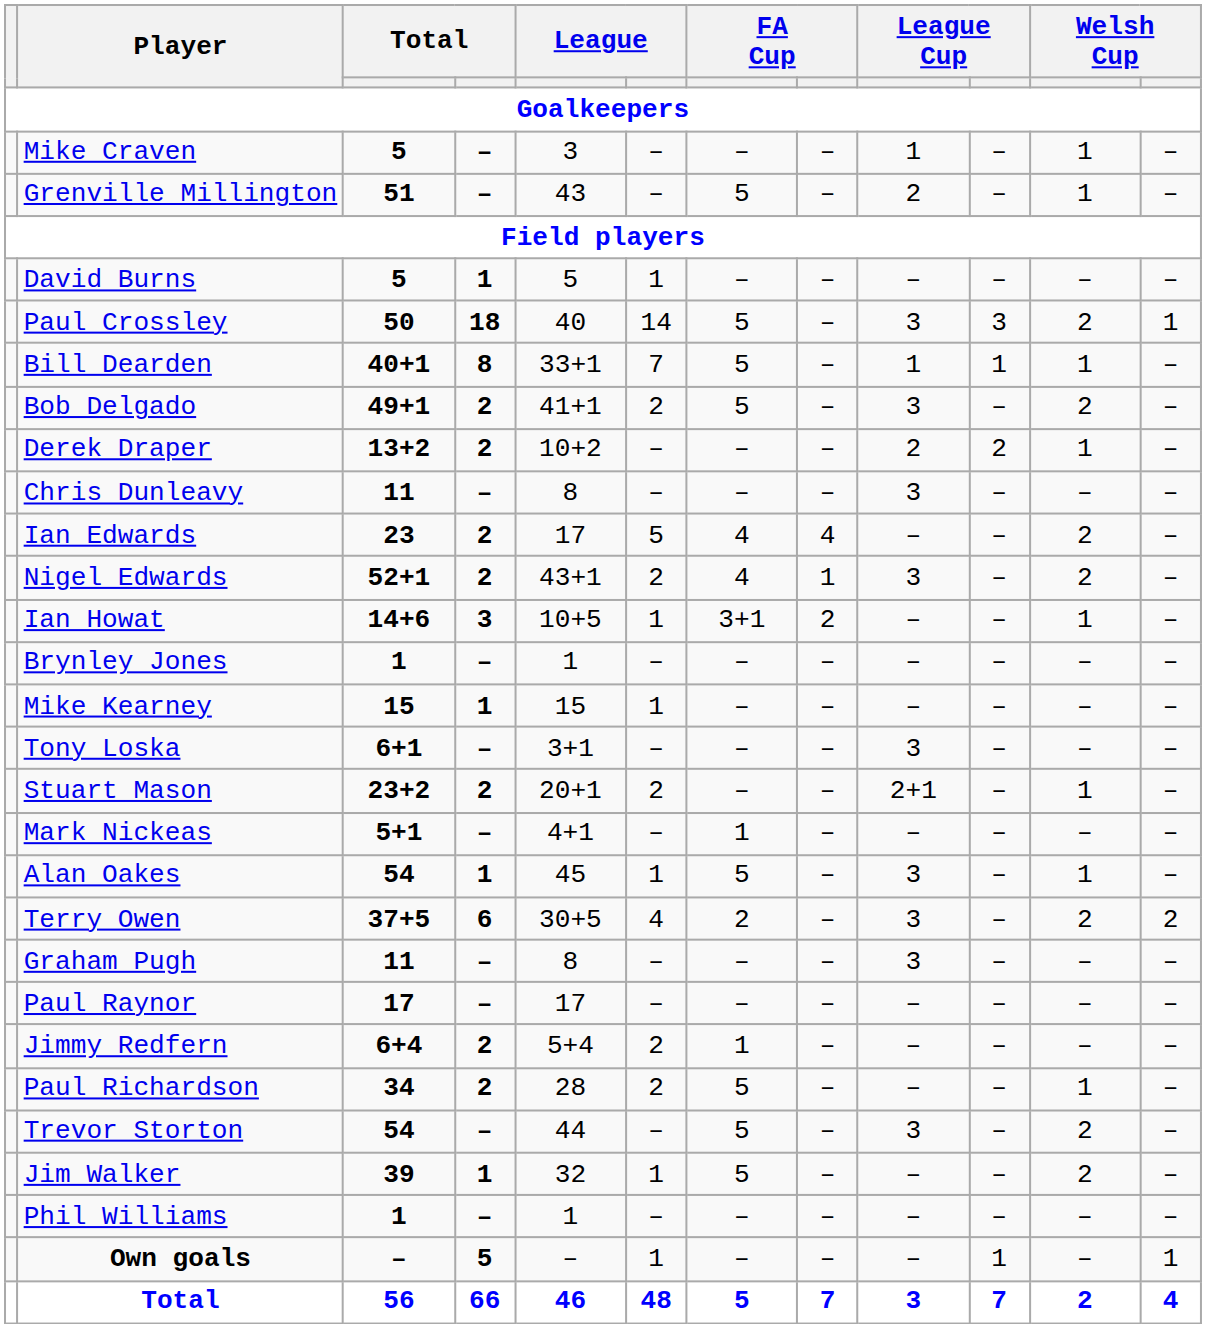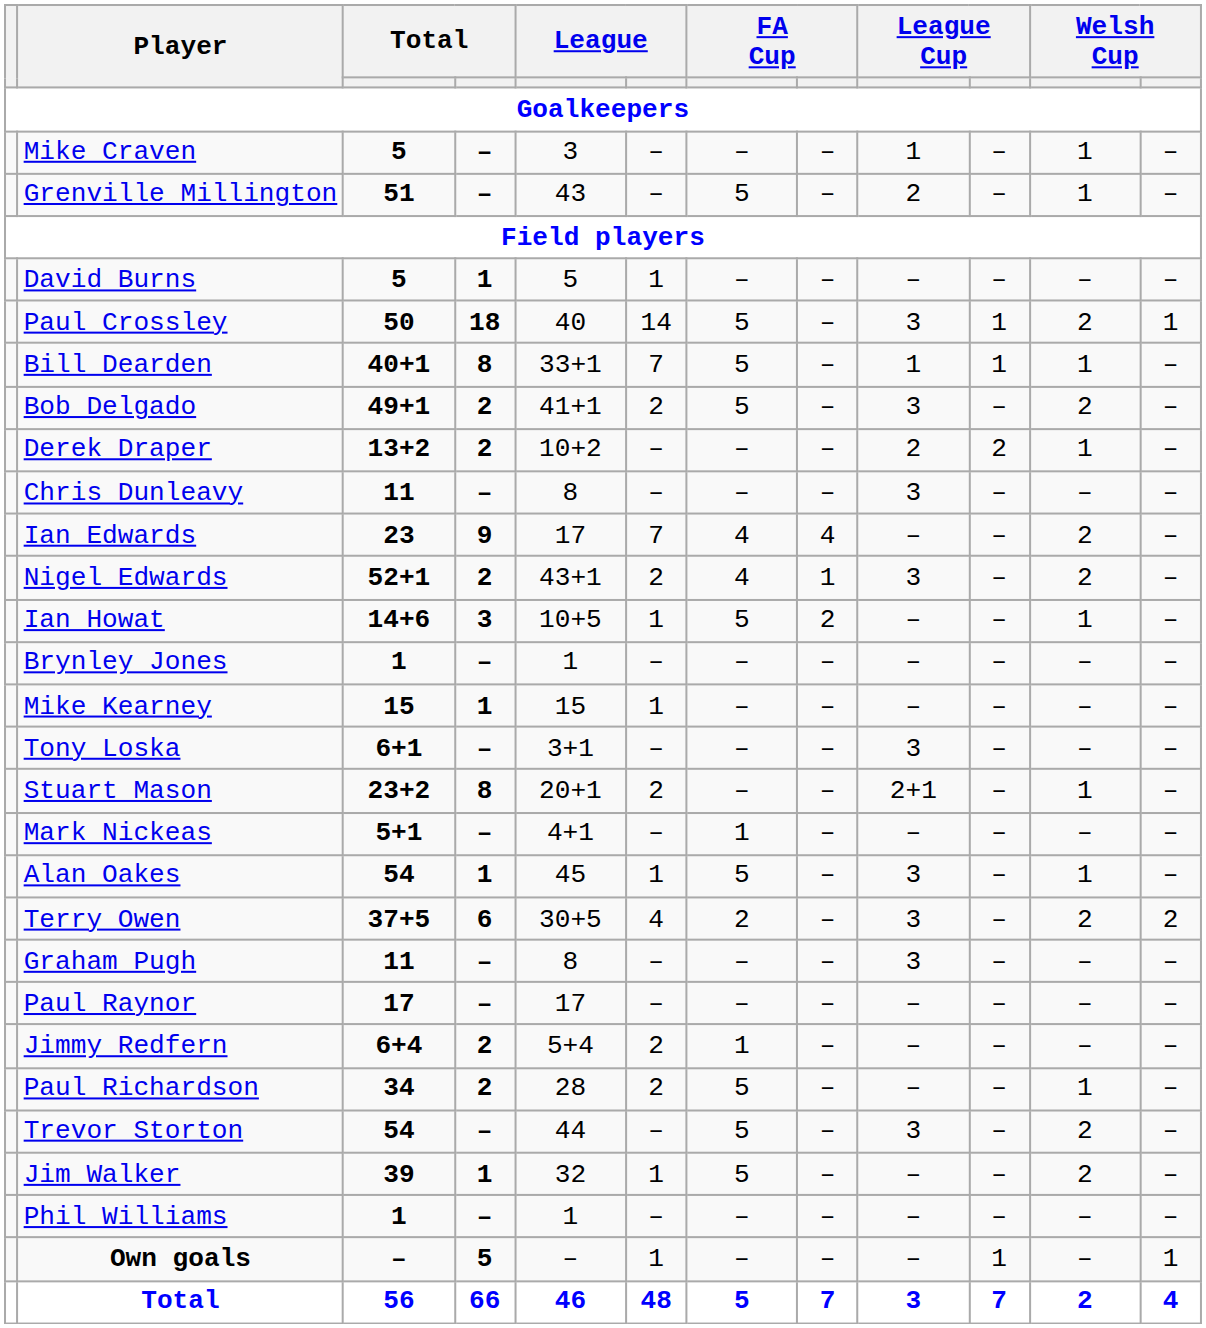(999, 322) 3 -> (999, 322) 1
(485, 535) 2 -> (485, 535) 9
(656, 535) 5 -> (656, 535) 7
(742, 620) 3+1 -> (742, 620) 5
(485, 791) 2 -> (485, 791) 8
